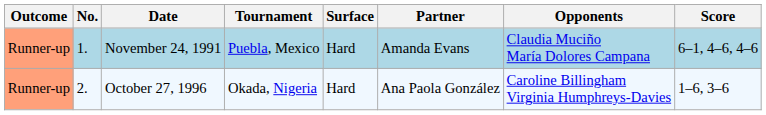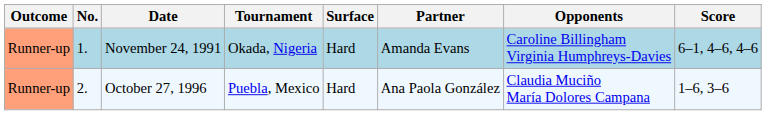(274, 47) Puebla, Mexico -> (272, 47) Okada, Nigeria
(578, 47) Claudia Muciño María Dolores Campana -> (589, 47) Caroline Billingham Virginia Humphreys-Davies
(272, 88) Okada, Nigeria -> (274, 88) Puebla, Mexico
(589, 88) Caroline Billingham Virginia Humphreys-Davies -> (578, 88) Claudia Muciño María Dolores Campana
